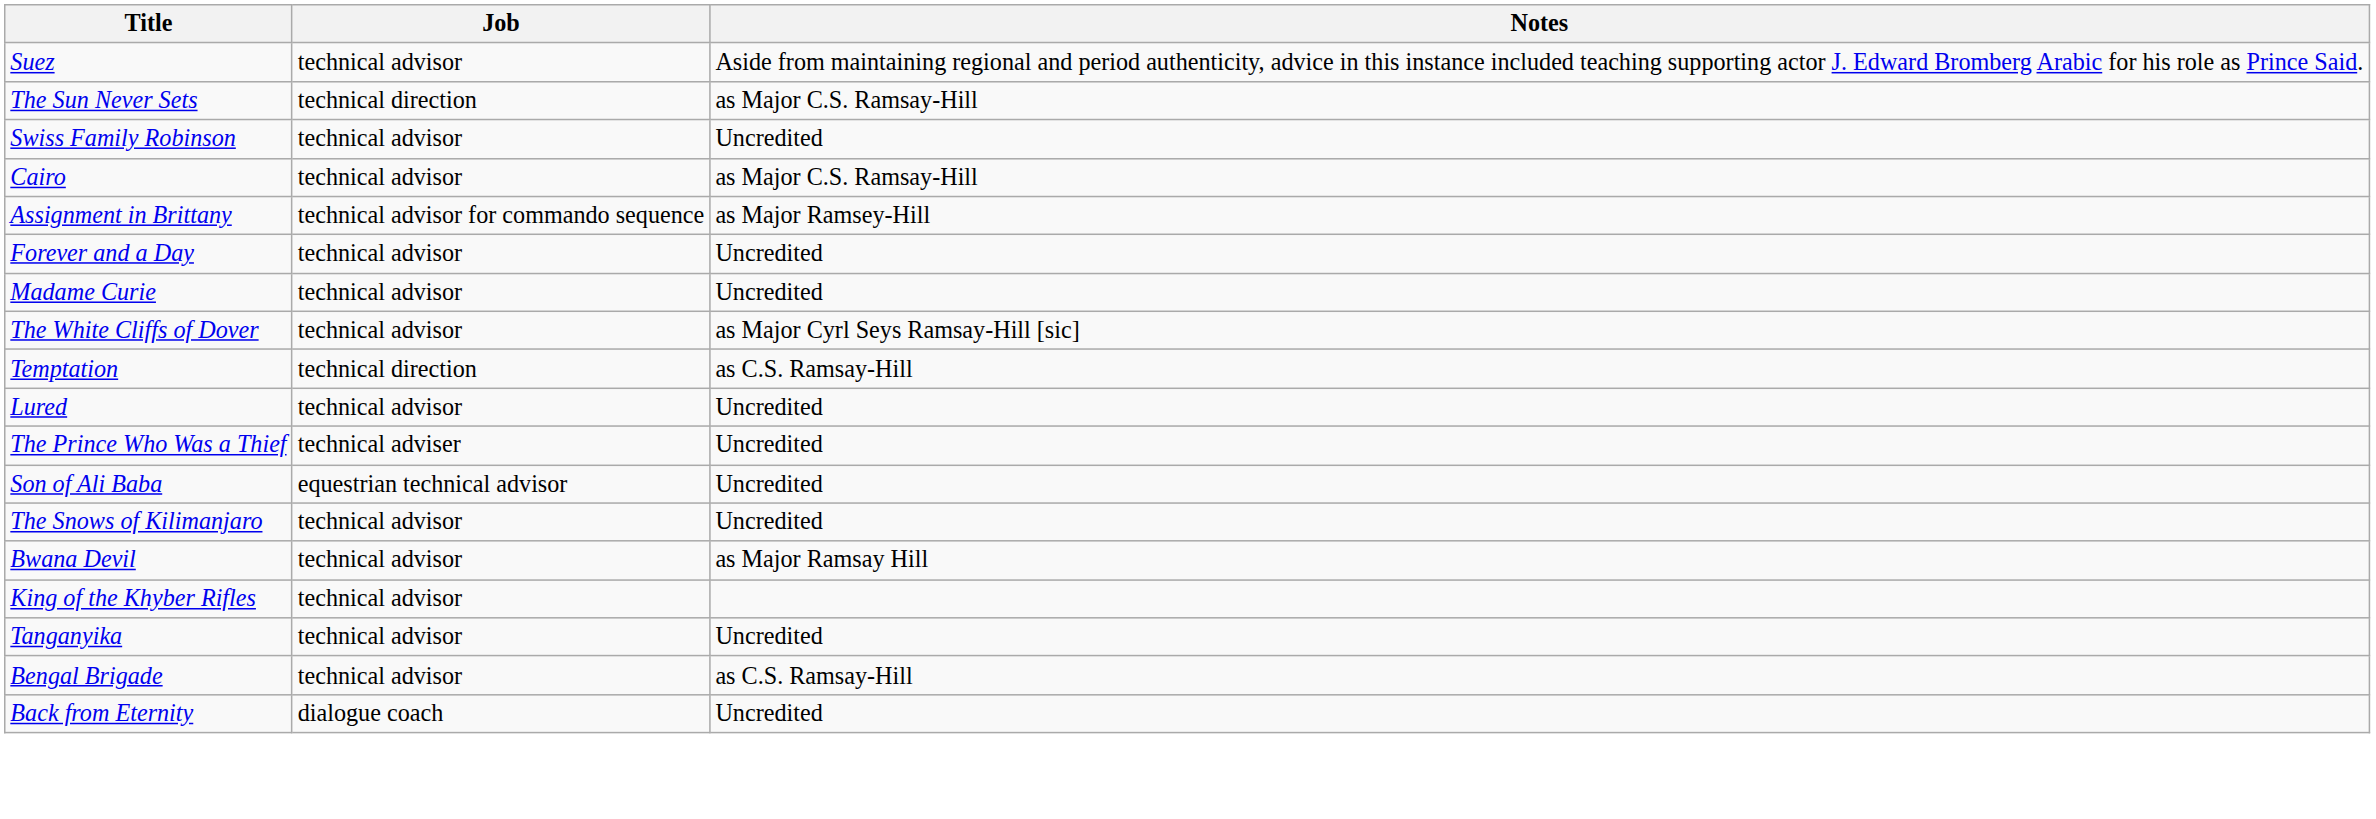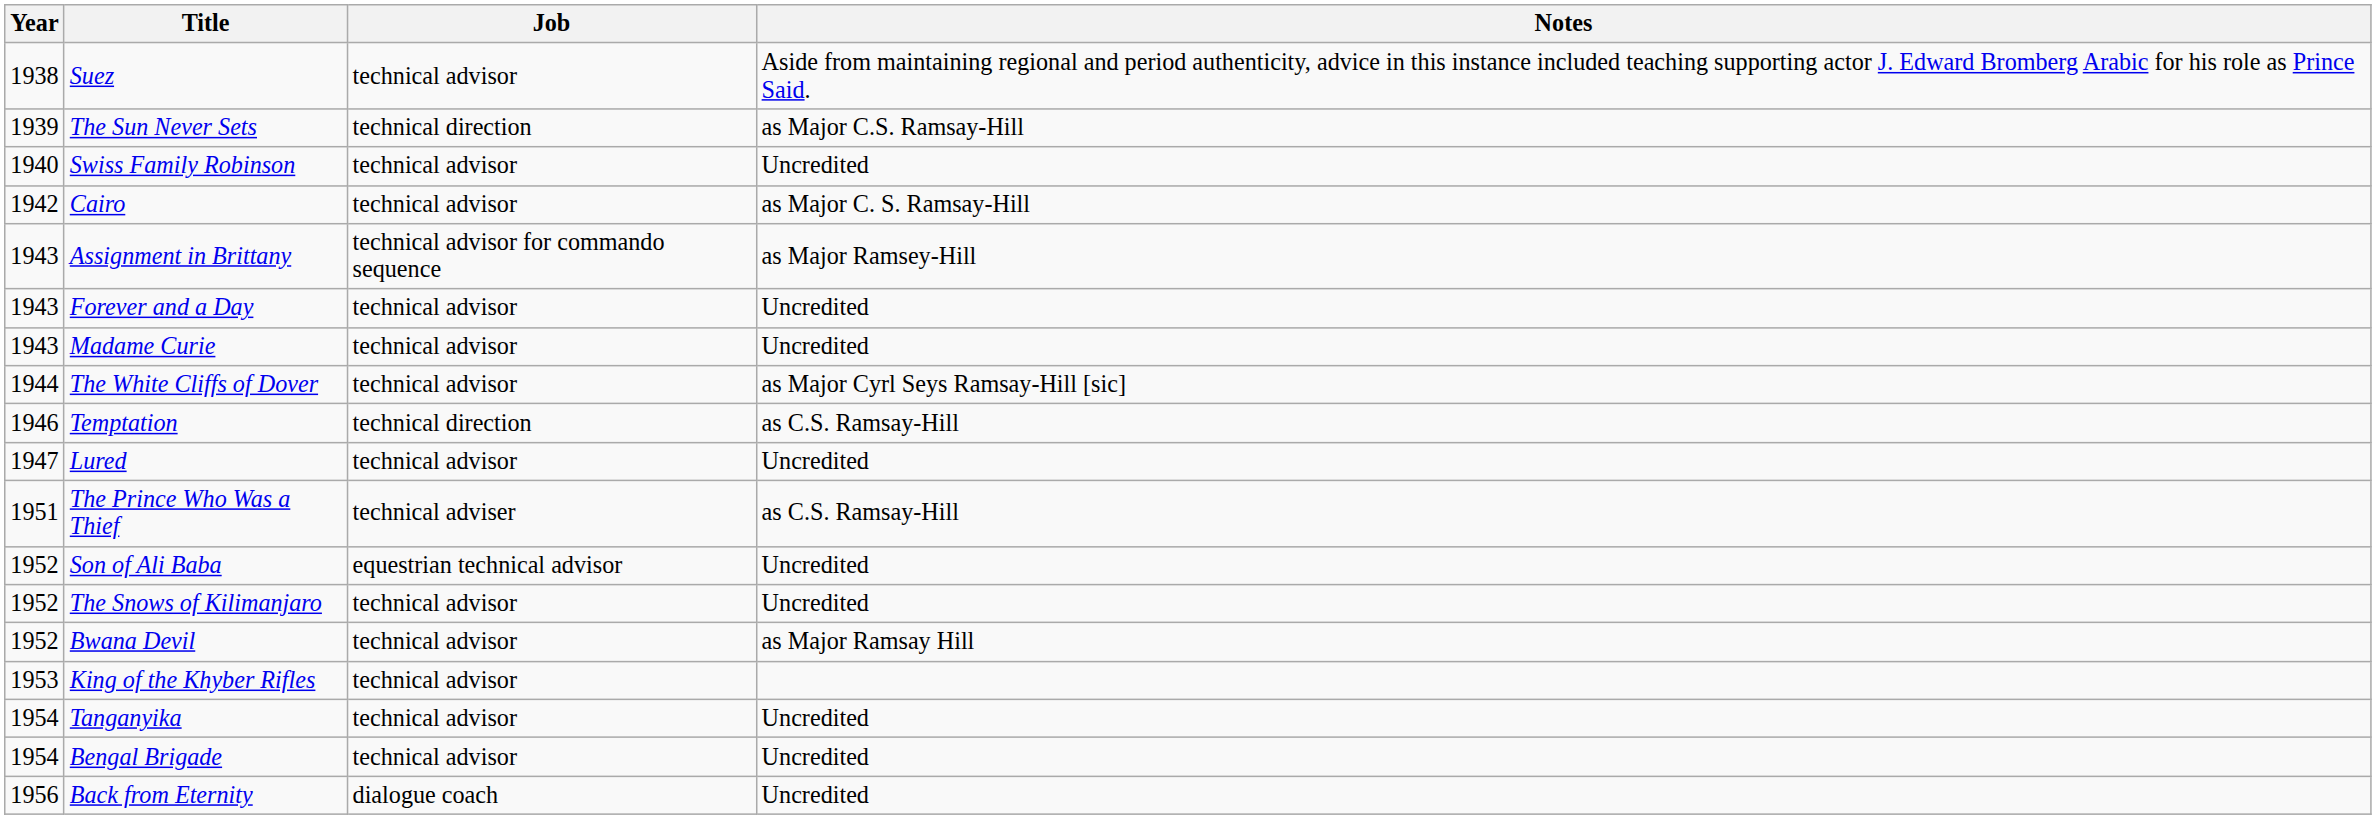+ column: (34, 23)
(847, 176) as Major C.S. Ramsay-Hill -> (896, 204) as Major C. S. Ramsay-Hill
(769, 445) Uncredited -> (860, 513) as C.S. Ramsay-Hill
(814, 675) as C.S. Ramsay-Hill -> (815, 756) Uncredited
